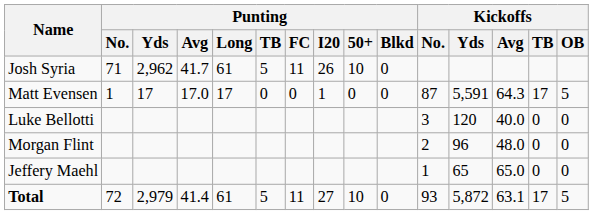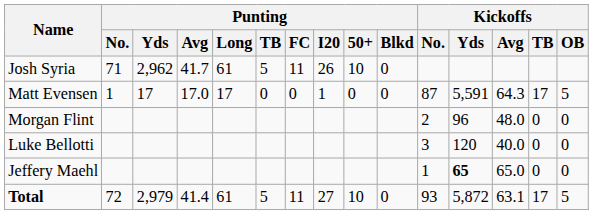rows swapped: (51, 119) <-> (51, 145)
(460, 171) normal -> (460, 171) bold
